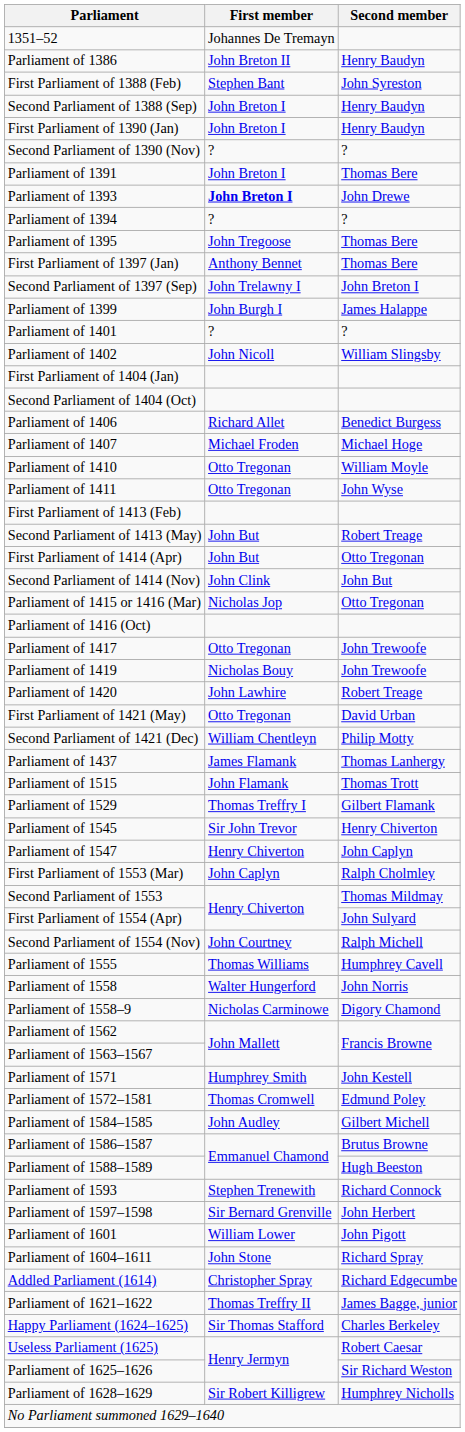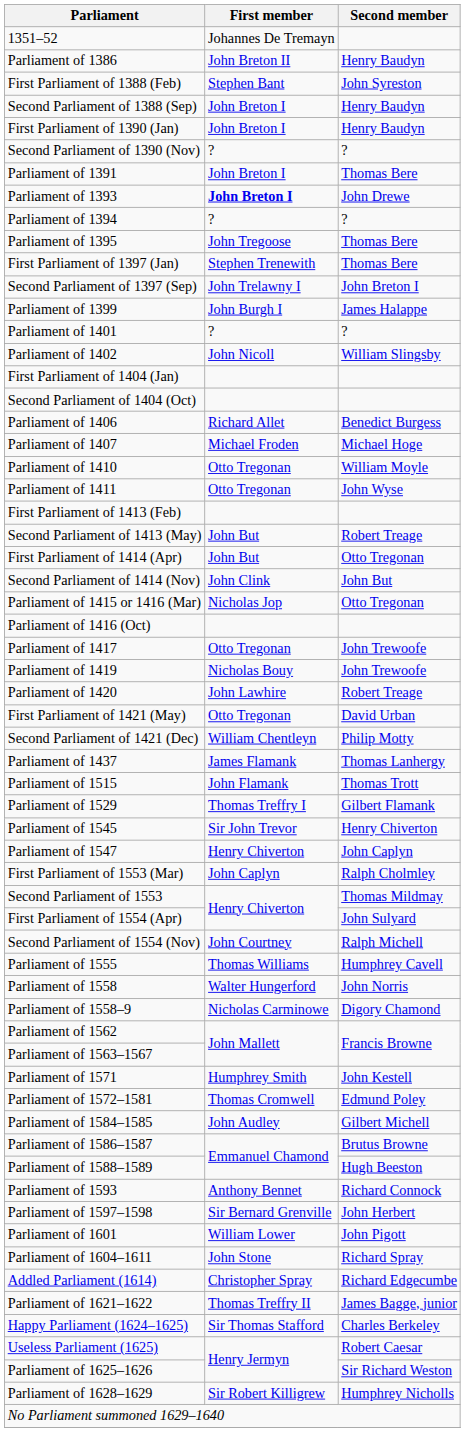(255, 264) Anthony Bennet -> (262, 264) Stephen Trenewith
(262, 1190) Stephen Trenewith -> (255, 1190) Anthony Bennet
